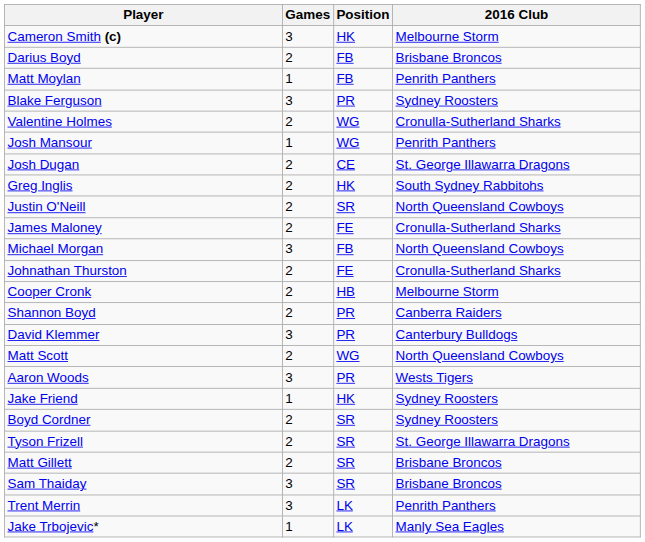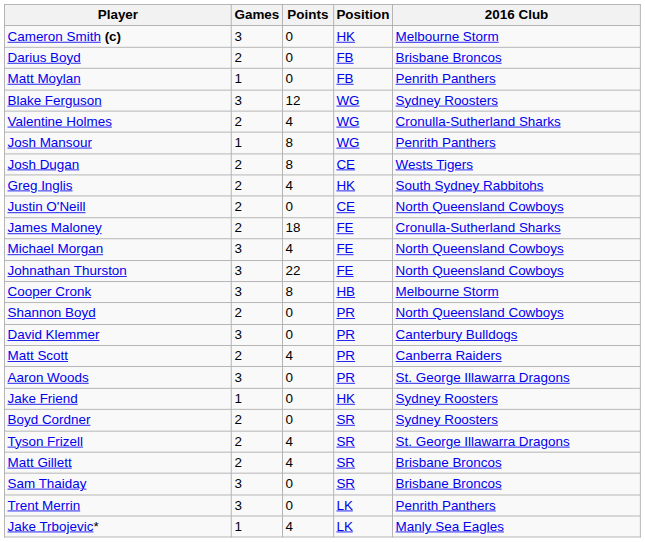+ column: (308, 15)
(346, 100) PR -> (348, 100) WG
(483, 164) St. George Illawarra Dragons -> (434, 164) Wests Tigers
(346, 206) SR -> (346, 206) CE
(345, 249) FB -> (345, 249) FE
(289, 270) 2 -> (238, 270) 3
(478, 270) Cronulla-Sutherland Sharks -> (480, 270) North Queensland Cowboys
(289, 292) 2 -> (238, 292) 3
(449, 313) Canberra Raiders -> (480, 313) North Queensland Cowboys
(348, 356) WG -> (346, 356) PR
(480, 356) North Queensland Cowboys -> (449, 356) Canberra Raiders
(434, 377) Wests Tigers -> (483, 377) St. George Illawarra Dragons
